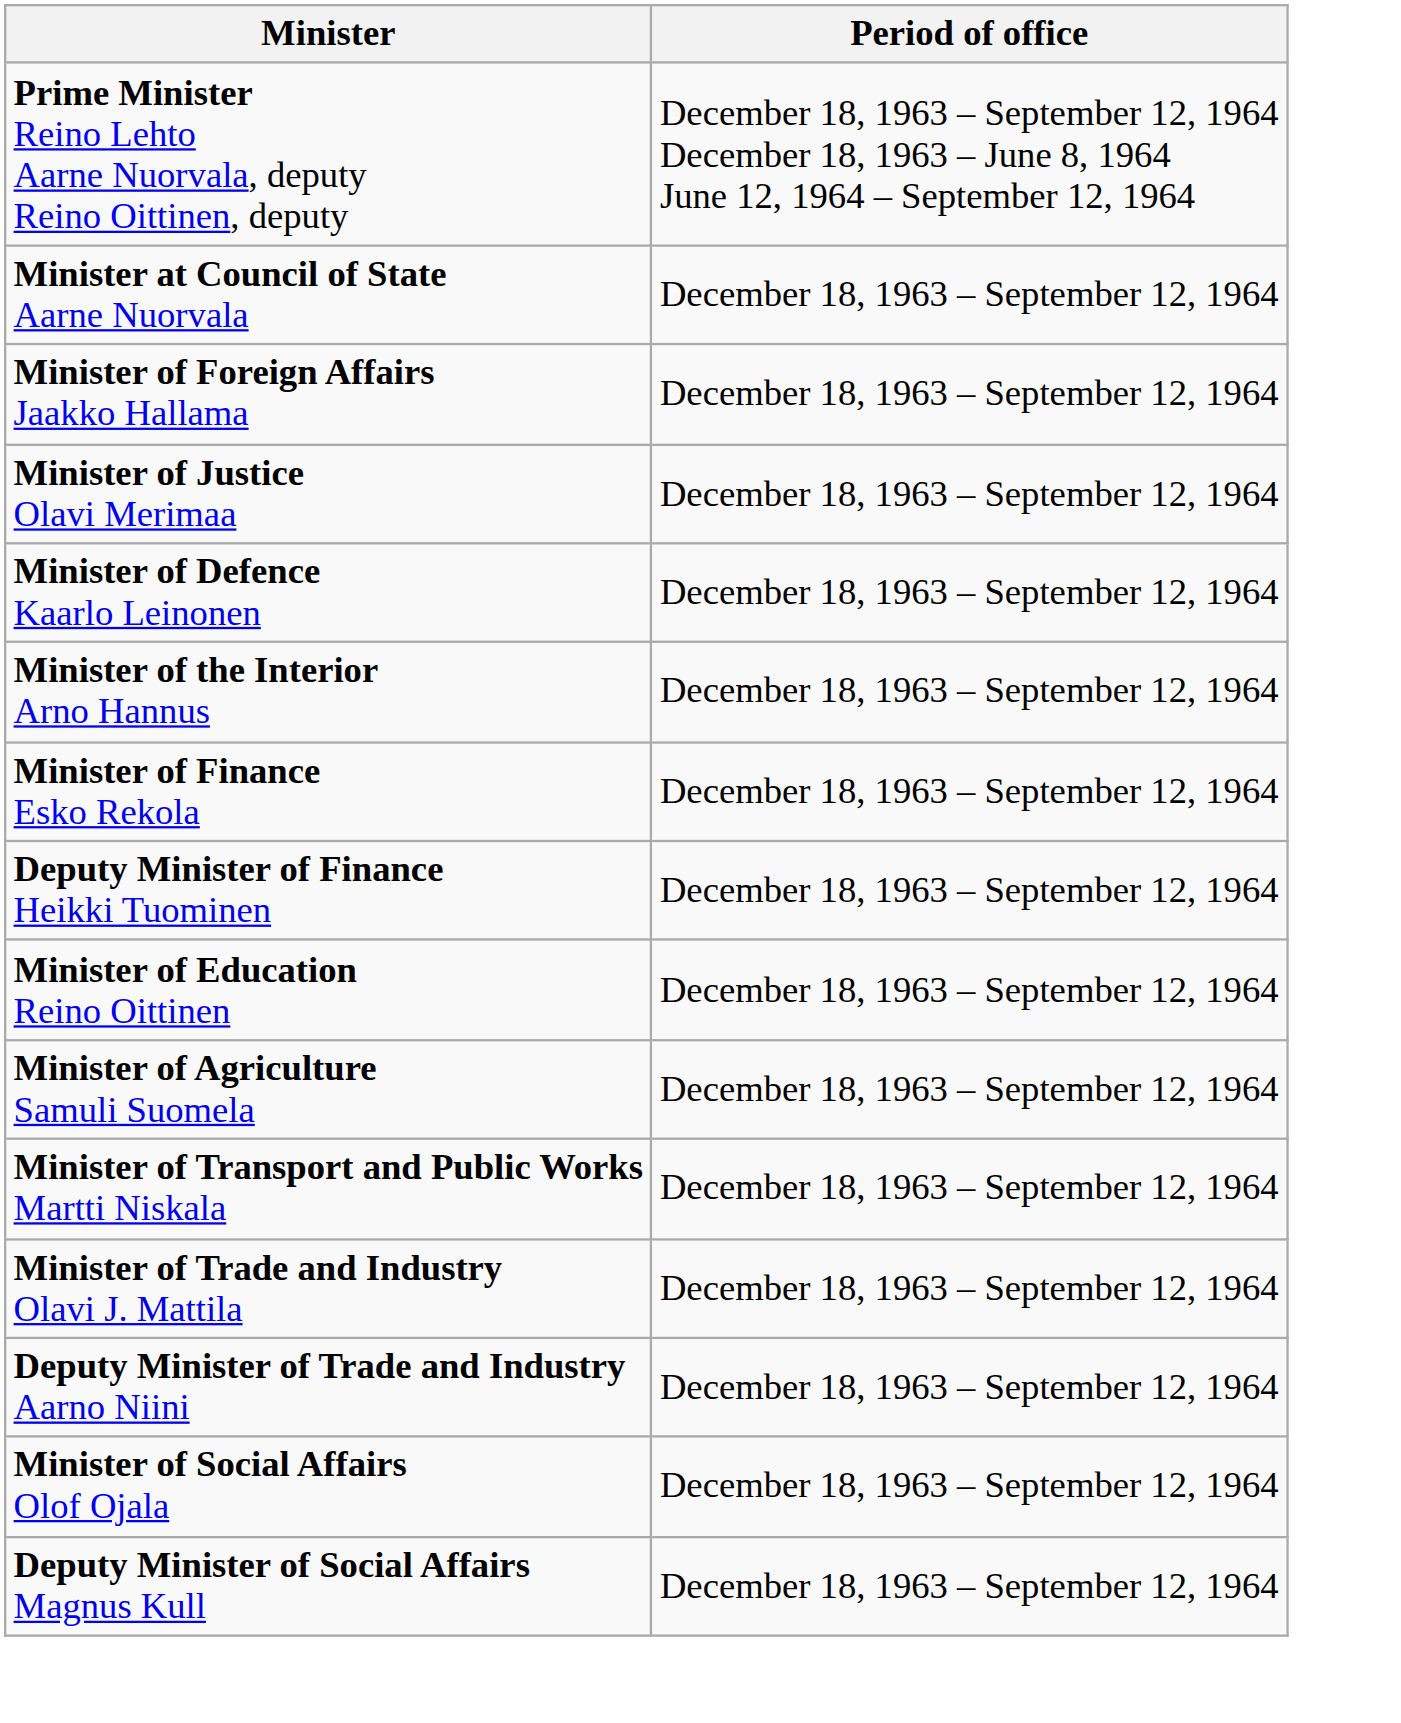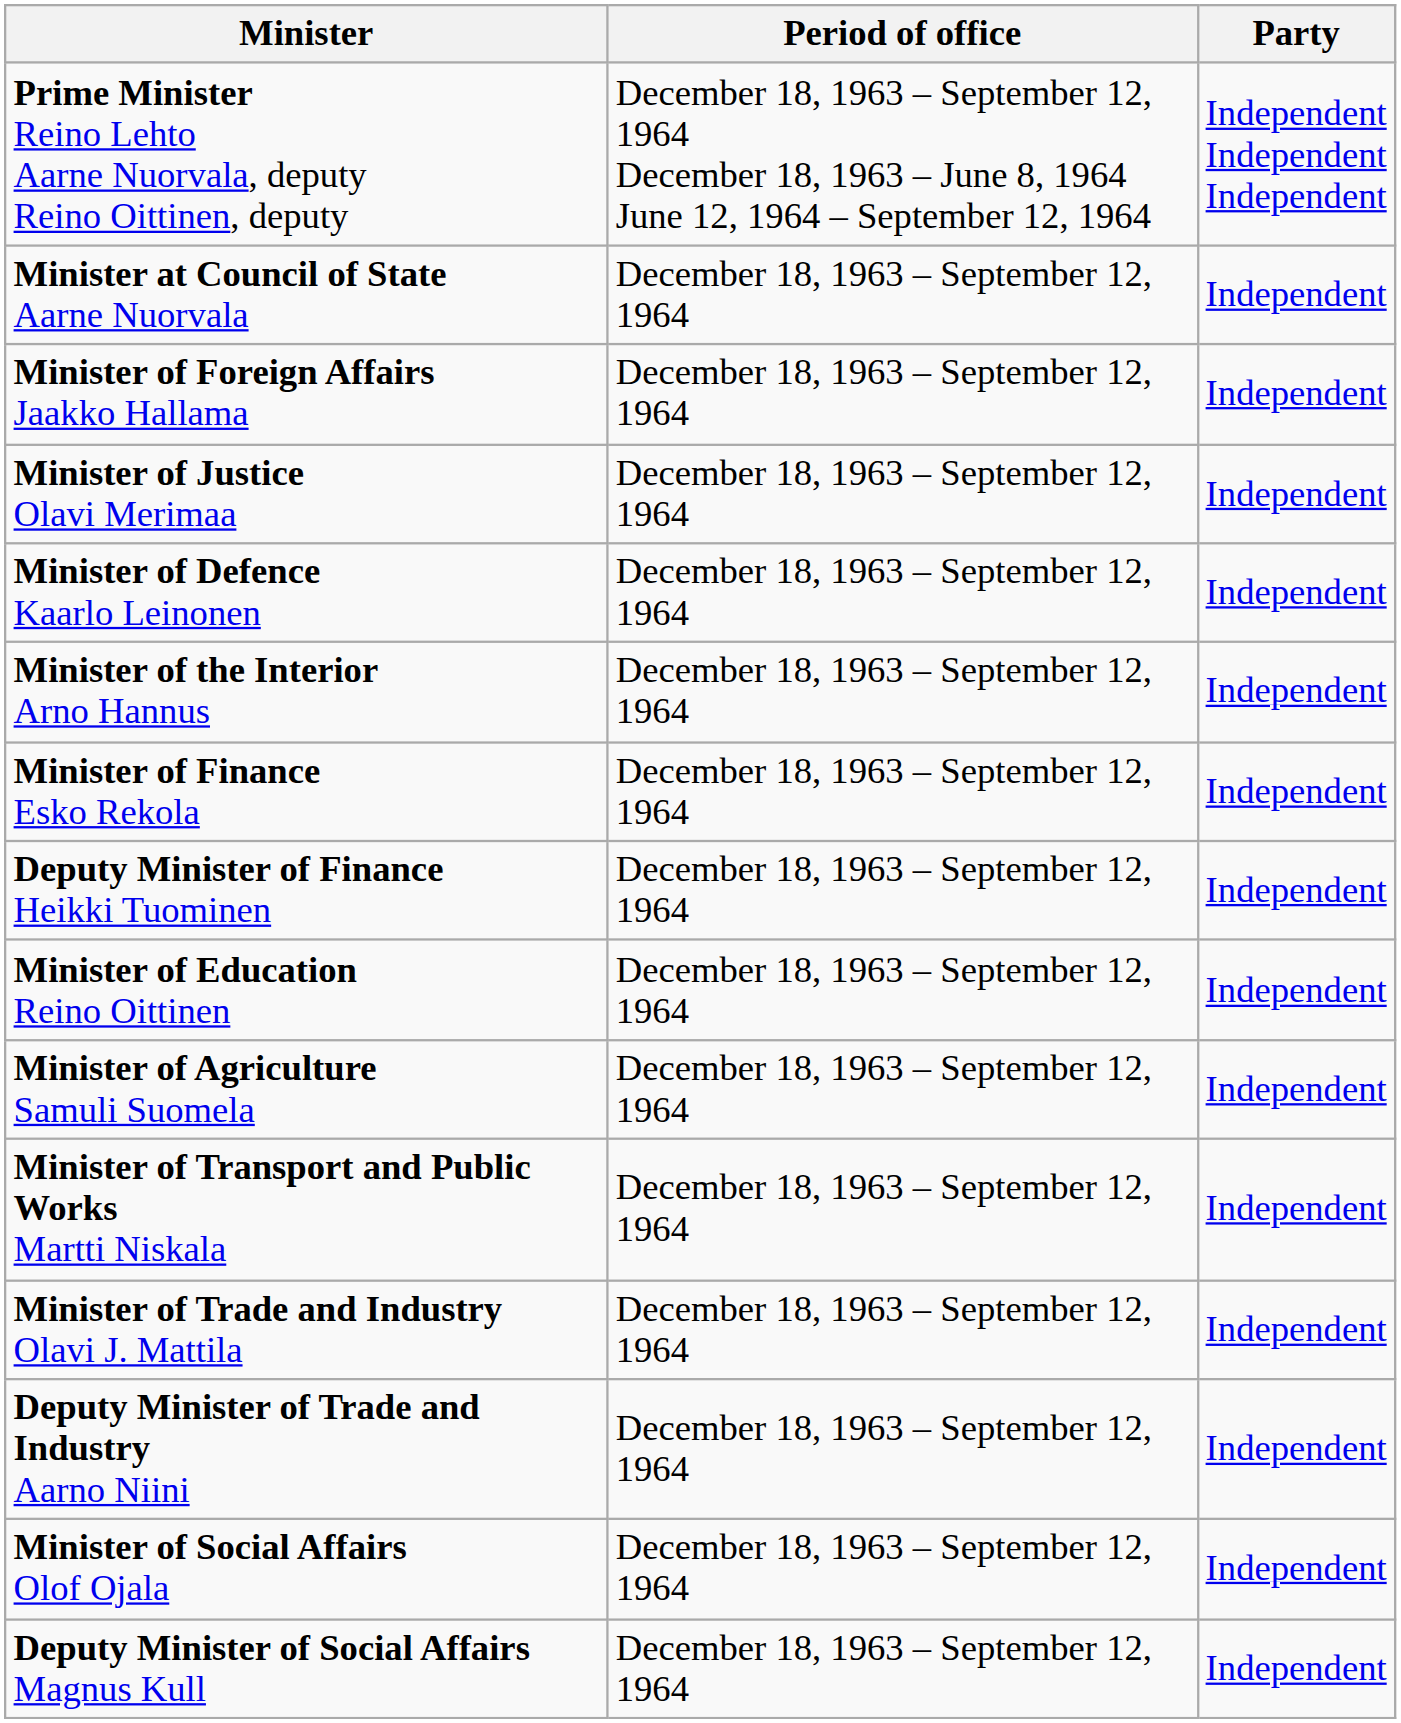+ column: (1296, 33)
